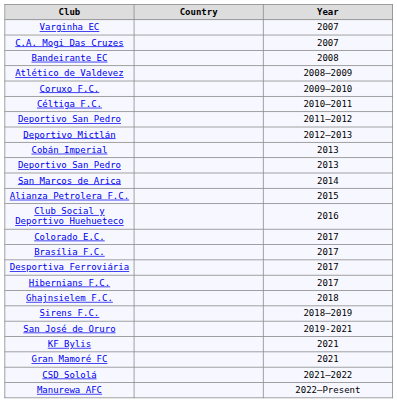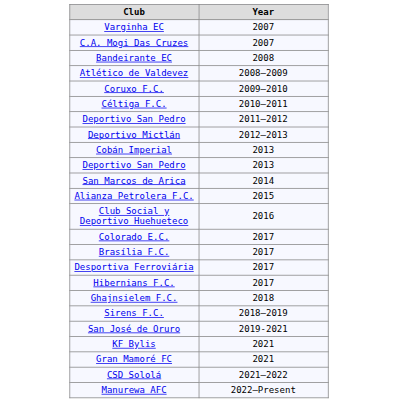- column: (199, 12)
